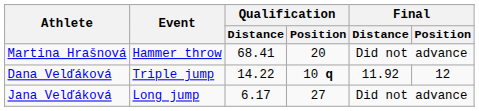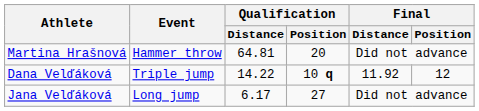(256, 54) 68.41 -> (256, 54) 64.81
